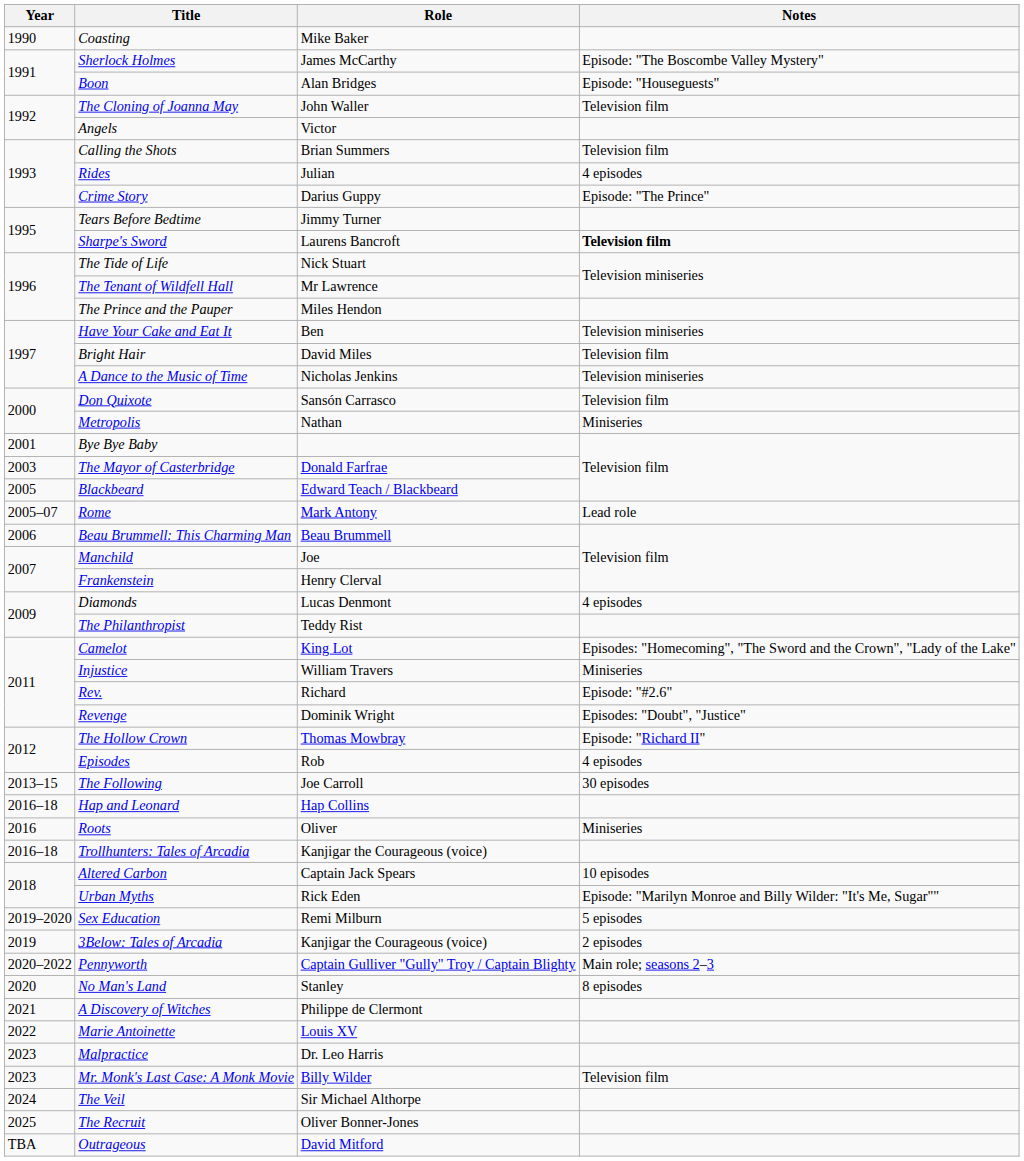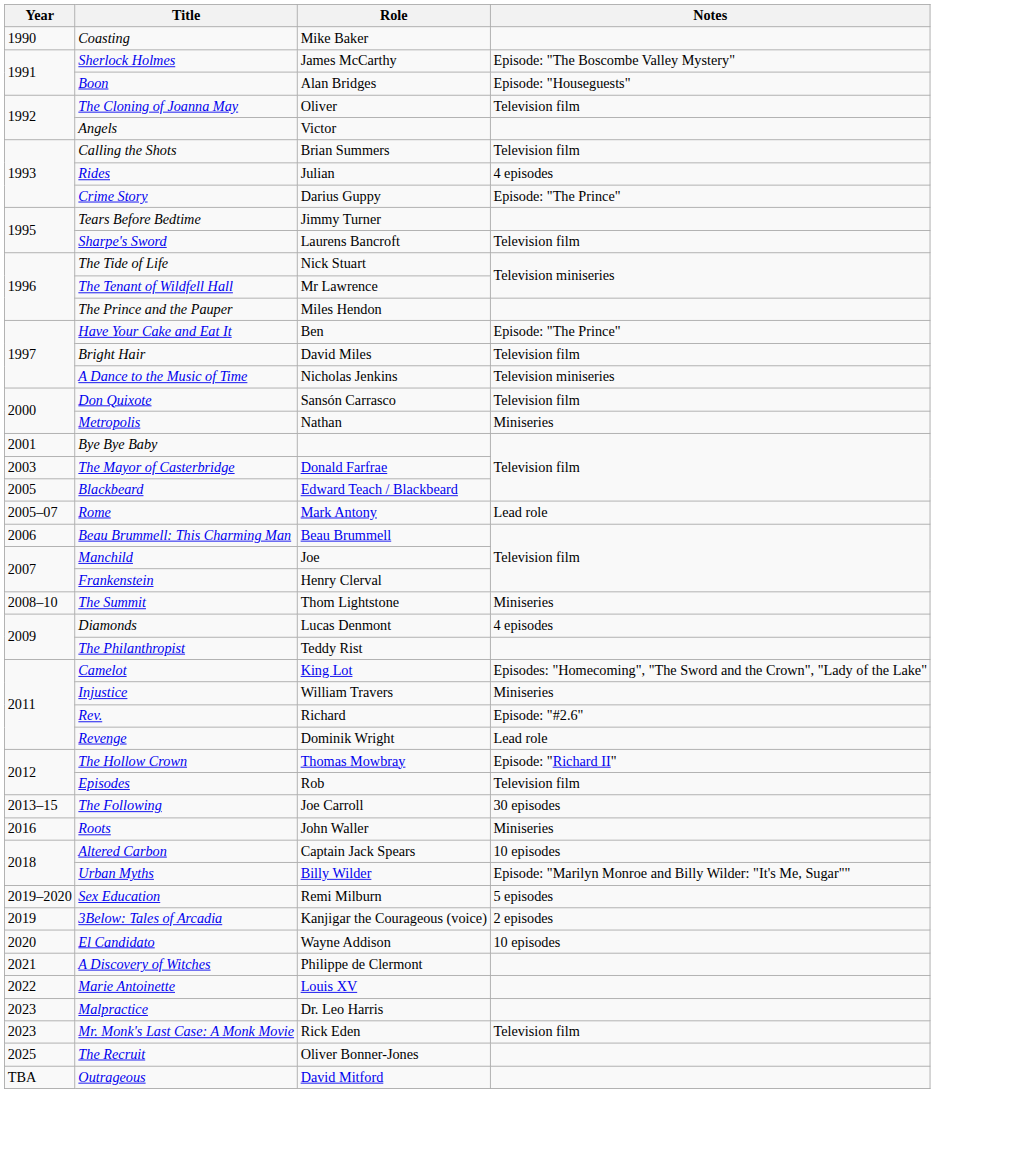(335, 106) John Waller -> (319, 106) Oliver
(627, 241) bold -> (537, 241) normal
(643, 331) Television miniseries -> (557, 331) Episode: "The Prince"
+ row: (112, 602)
(664, 715) Episodes: "Doubt", "Justice" -> (521, 738) Lead role
(612, 761) 4 episodes -> (537, 783) Television film
- row: (129, 806)
(319, 828) Oliver -> (335, 828) John Waller
- row: (164, 851)
(330, 896) Rick Eden -> (336, 873) Billy Wilder
- row: (113, 964)
+ row: (117, 941)
- row: (122, 986)
(336, 1077) Billy Wilder -> (330, 1032) Rick Eden
- row: (102, 1099)
